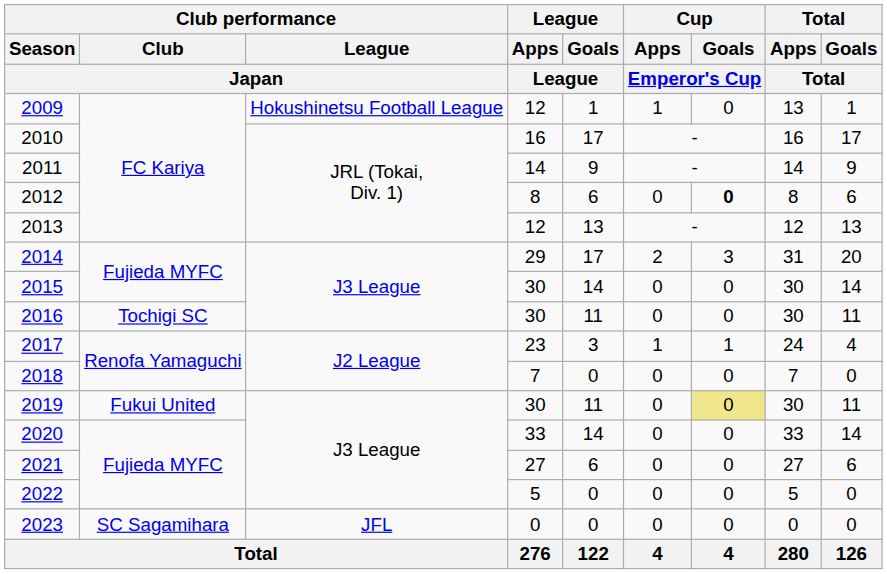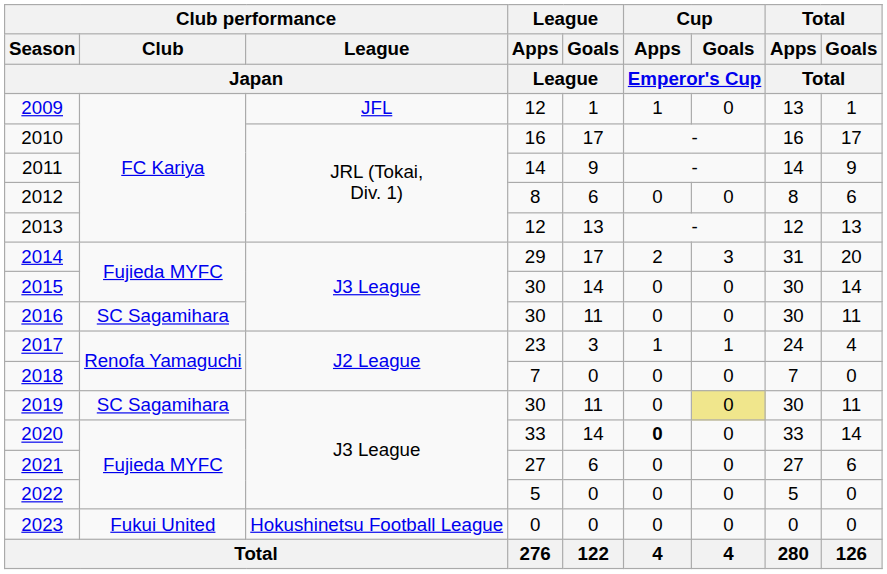(377, 108) Hokushinetsu Football League -> (377, 108) JFL
(728, 197) bold -> (728, 197) normal
(163, 316) Tochigi SC -> (163, 316) SC Sagamihara
(163, 405) Fukui United -> (163, 405) SC Sagamihara
(657, 434) normal -> (657, 434) bold
(163, 524) SC Sagamihara -> (163, 524) Fukui United
(377, 524) JFL -> (377, 524) Hokushinetsu Football League
